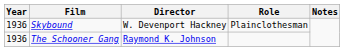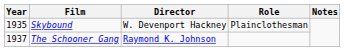(17, 25) 1936 -> (17, 25) 1935
(17, 39) 1936 -> (17, 39) 1937
